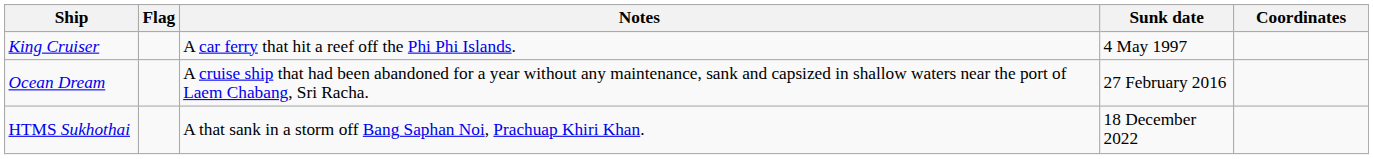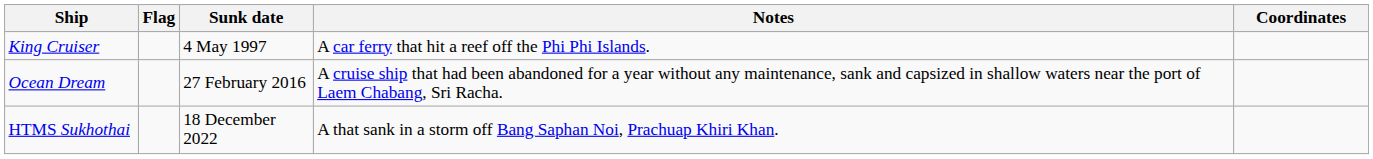columns swapped: (1167, 18) <-> (639, 18)
